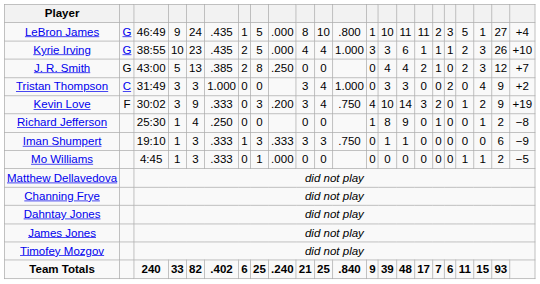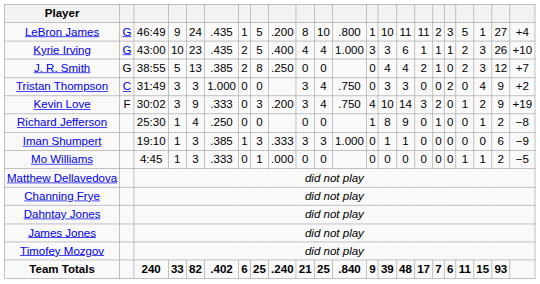(282, 31) .000 -> (282, 31) .200
(151, 50) 38:55 -> (151, 50) 43:00
(282, 50) .000 -> (282, 50) .400
(151, 68) 43:00 -> (151, 68) 38:55
(350, 86) 1.000 -> (350, 86) .750
(222, 141) .333 -> (222, 141) .385
(350, 141) .750 -> (350, 141) 1.000
